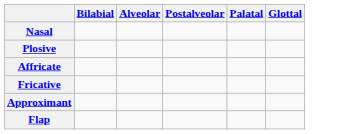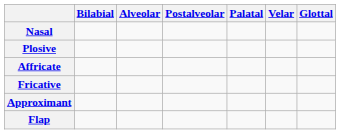+ column: (281, 13)
